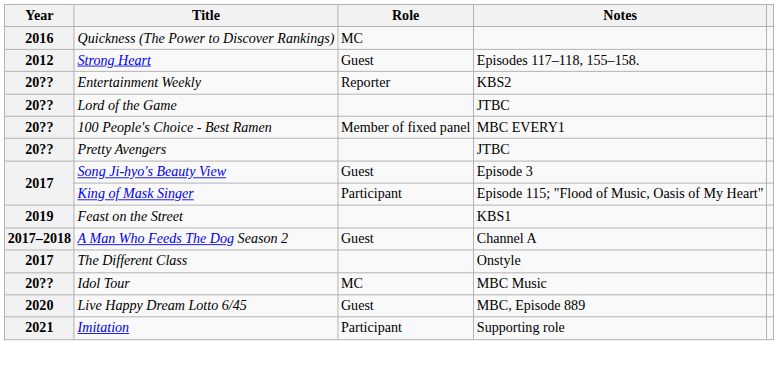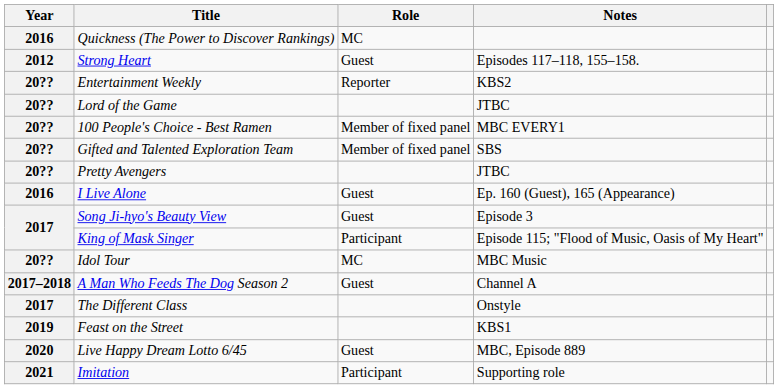+ row: (185, 149)
+ row: (112, 194)
rows swapped: (104, 283) <-> (130, 216)
